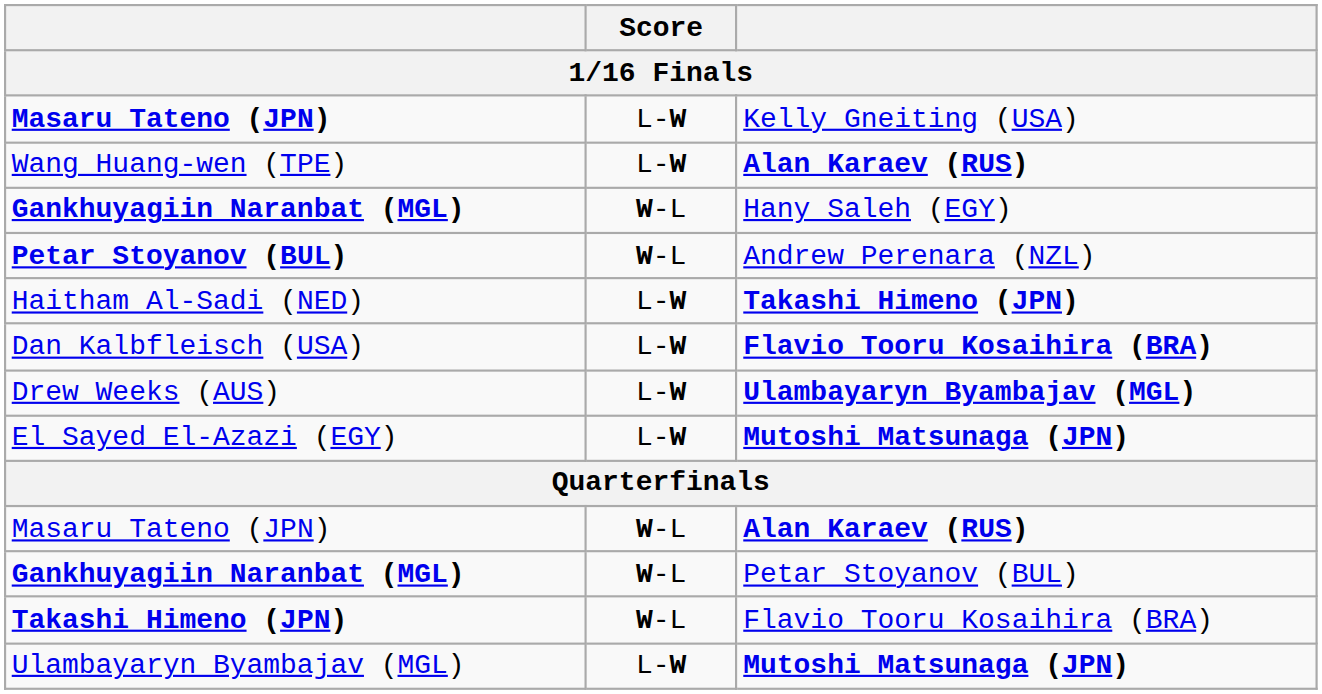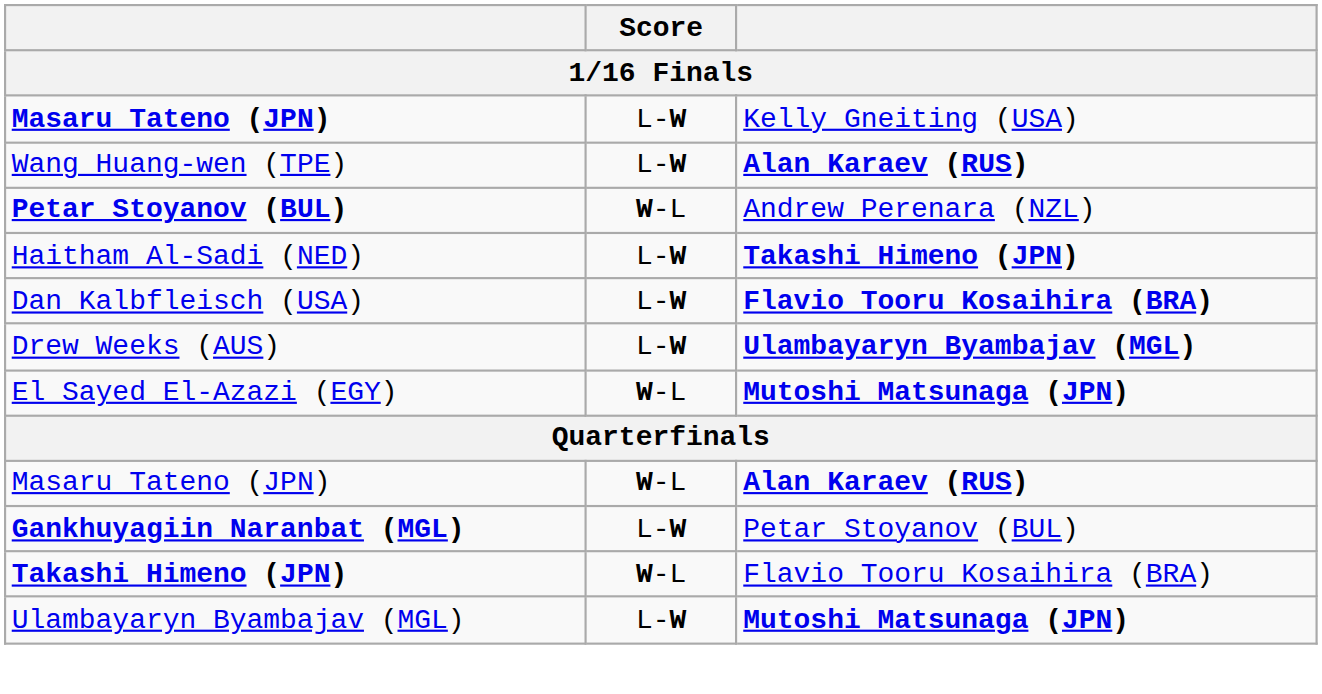- row: (238, 210)
(661, 438) L-W -> (661, 392) W-L
(661, 574) W-L -> (661, 529) L-W
